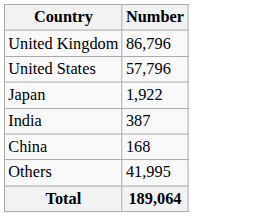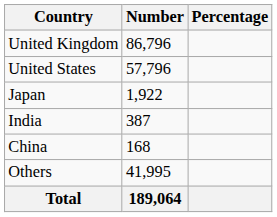+ column: (230, 17)
